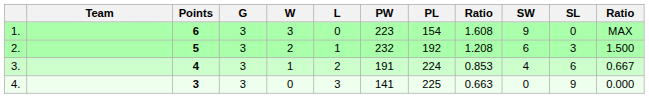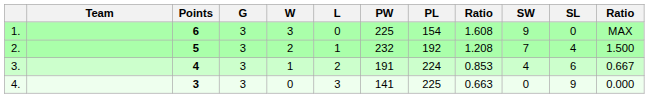(384, 31) 223 -> (384, 31) 225
(526, 48) 6 -> (526, 48) 7
(573, 48) 3 -> (573, 48) 4
